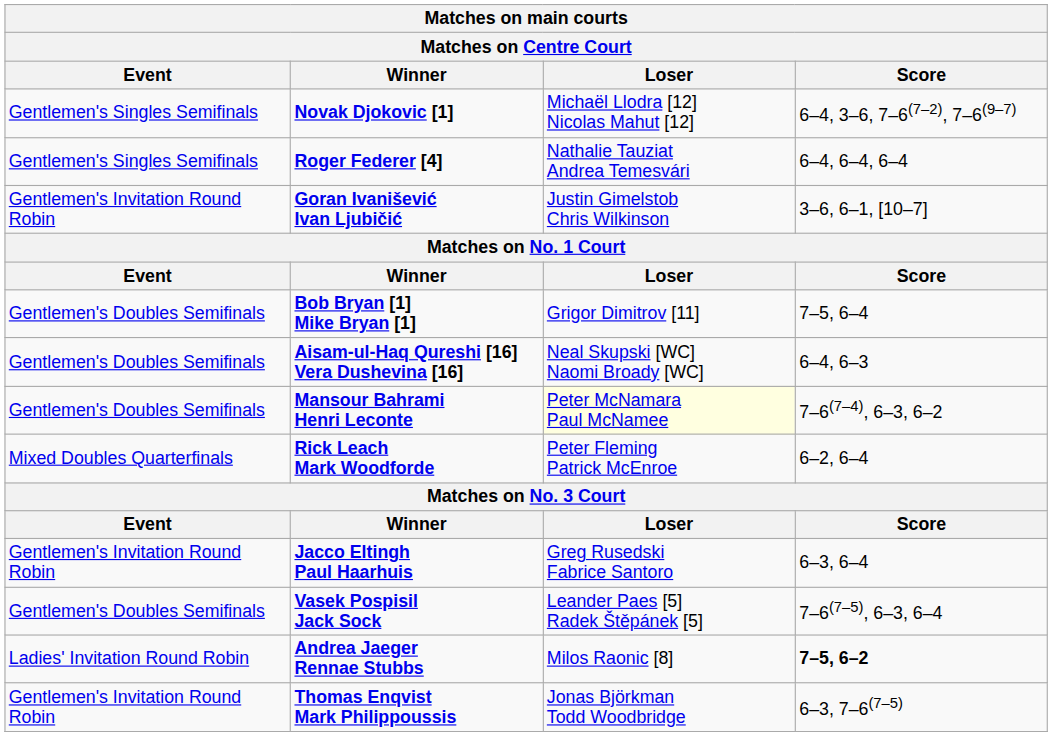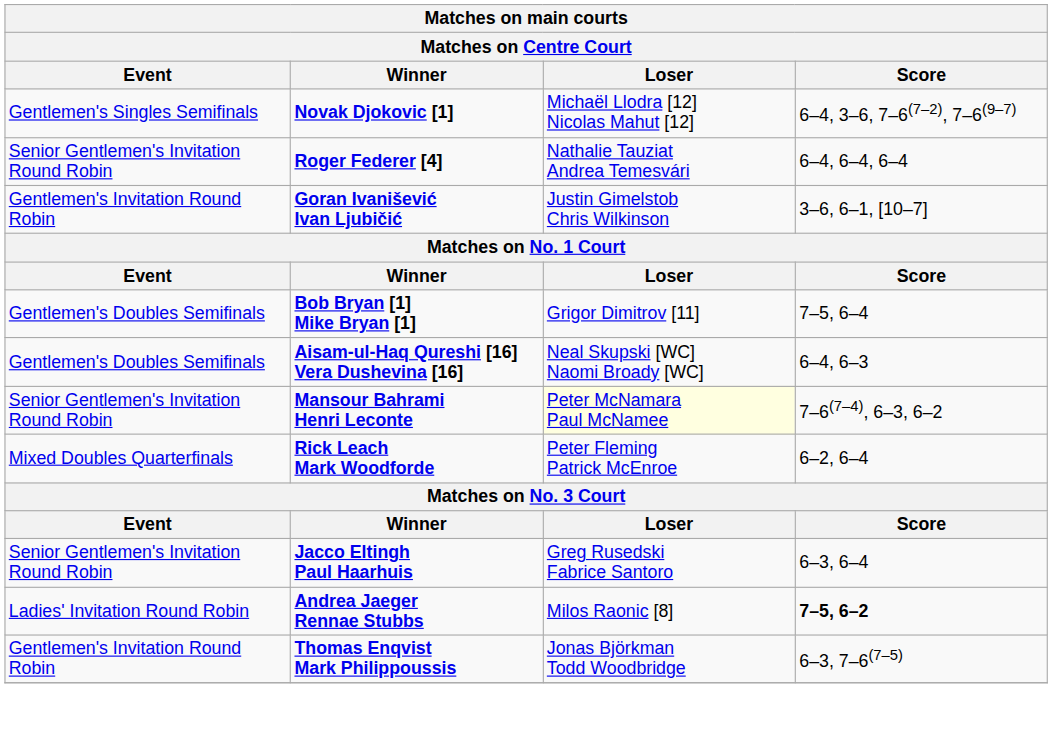(133, 161) Gentlemen's Singles Semifinals -> (125, 161) Senior Gentlemen's Invitation Round Robin
(137, 410) Gentlemen's Doubles Semifinals -> (125, 410) Senior Gentlemen's Invitation Round Robin
(125, 562) Gentlemen's Invitation Round Robin -> (125, 562) Senior Gentlemen's Invitation Round Robin
- row: (356, 610)
